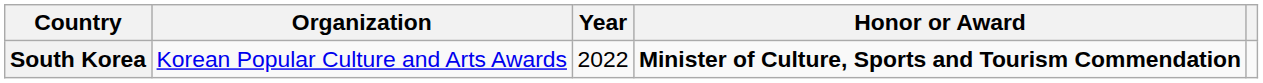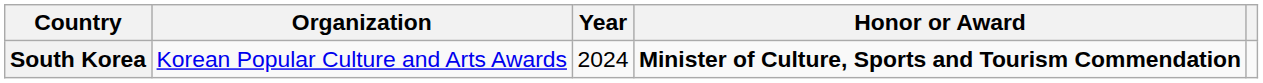(603, 58) 2022 -> (603, 58) 2024
